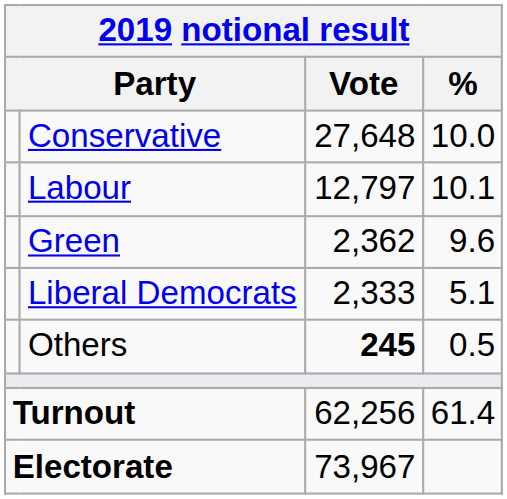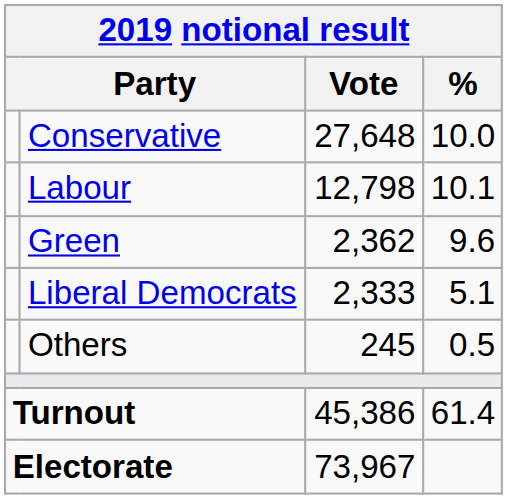(365, 188) 12,797 -> (365, 188) 12,798
(388, 345) bold -> (388, 345) normal
(365, 413) 62,256 -> (365, 413) 45,386
